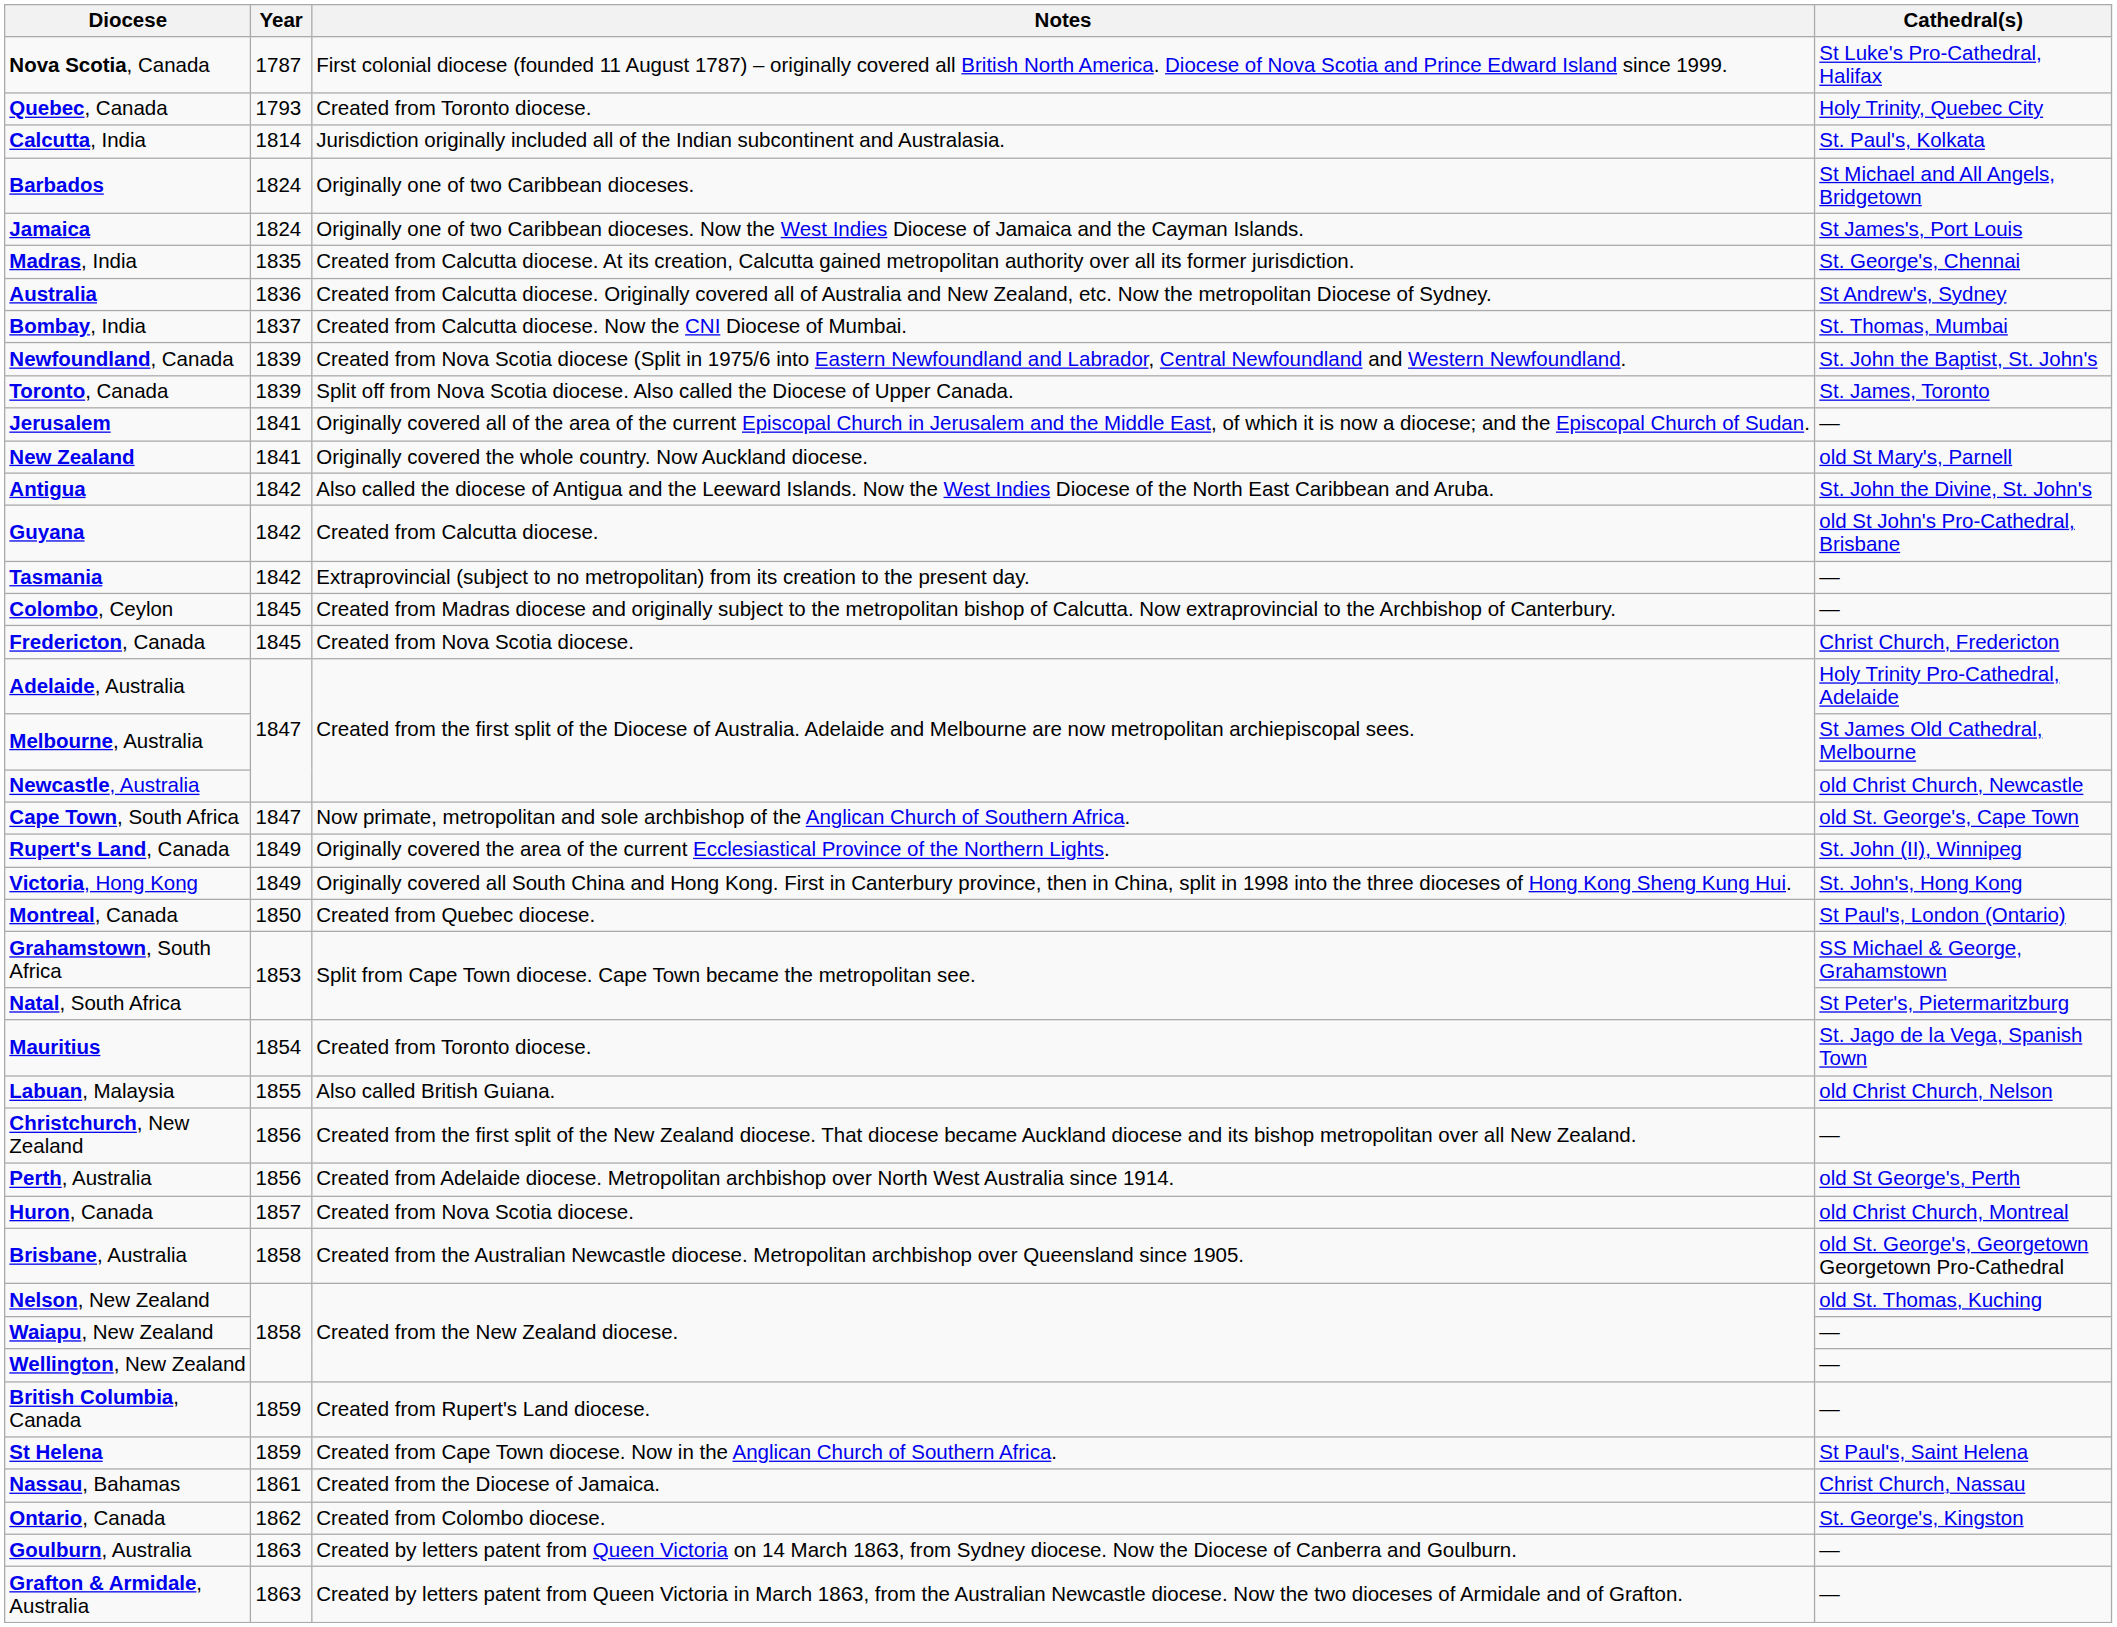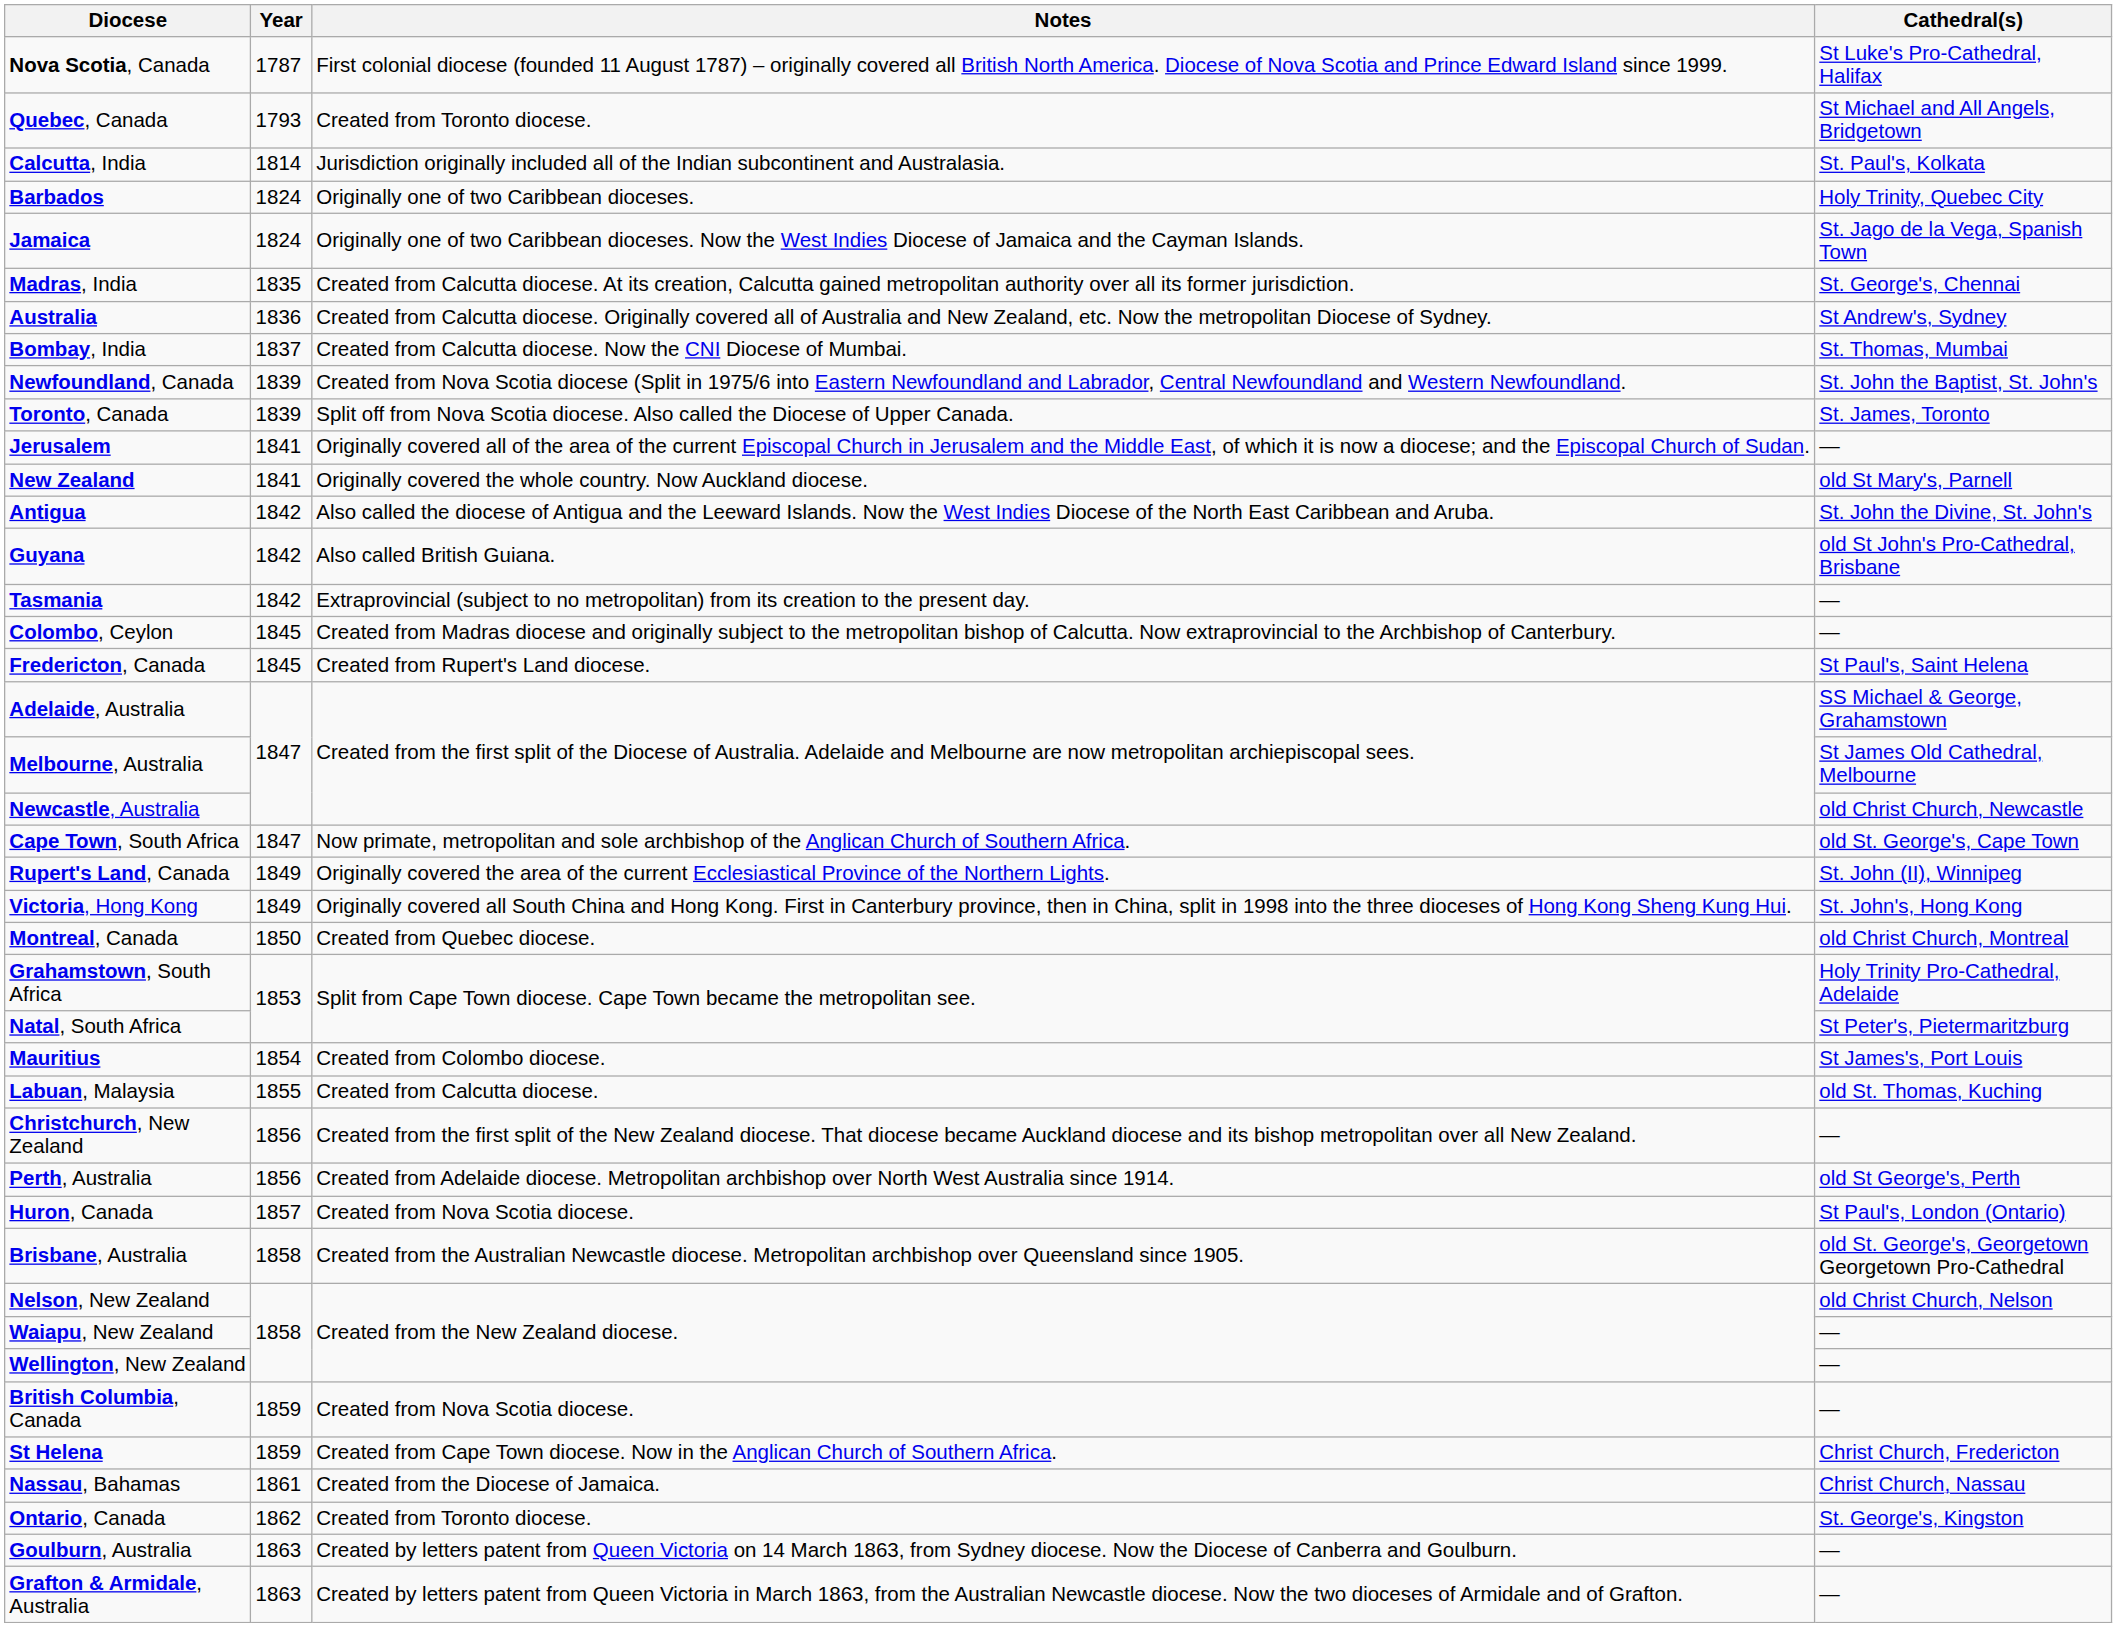(1931, 108) Holy Trinity, Quebec City -> (1937, 120) St Michael and All Angels, Bridgetown
(1937, 185) St Michael and All Angels, Bridgetown -> (1931, 196) Holy Trinity, Quebec City
(1921, 229) St James's, Port Louis -> (1951, 240) St. Jago de la Vega, Spanish Town
(457, 533) Created from Calcutta diocese. -> (436, 556) Also called British Guiana.
(475, 642) Created from Nova Scotia diocese. -> (483, 665) Created from Rupert's Land diocese.
(1939, 642) Christ Church, Fredericton -> (1924, 665) St Paul's, Saint Helena
(1939, 686) Holy Trinity Pro-Cathedral, Adelaide -> (1921, 709) SS Michael & George, Grahamstown
(1942, 915) St Paul's, London (Ontario) -> (1944, 938) old Christ Church, Montreal
(1921, 959) SS Michael & George, Grahamstown -> (1939, 982) Holy Trinity Pro-Cathedral, Adelaide
(454, 1047) Created from Toronto diocese. -> (461, 1058) Created from Colombo diocese.
(1951, 1047) St. Jago de la Vega, Spanish Town -> (1921, 1058) St James's, Port Louis
(436, 1091) Also called British Guiana. -> (457, 1091) Created from Calcutta diocese.
(1936, 1091) old Christ Church, Nelson -> (1931, 1091) old St. Thomas, Kuching
(1944, 1211) old Christ Church, Montreal -> (1942, 1211) St Paul's, London (Ontario)
(1931, 1299) old St. Thomas, Kuching -> (1936, 1299) old Christ Church, Nelson
(483, 1408) Created from Rupert's Land diocese. -> (475, 1408) Created from Nova Scotia diocese.
(1924, 1452) St Paul's, Saint Helena -> (1939, 1452) Christ Church, Fredericton
(461, 1517) Created from Colombo diocese. -> (454, 1517) Created from Toronto diocese.
